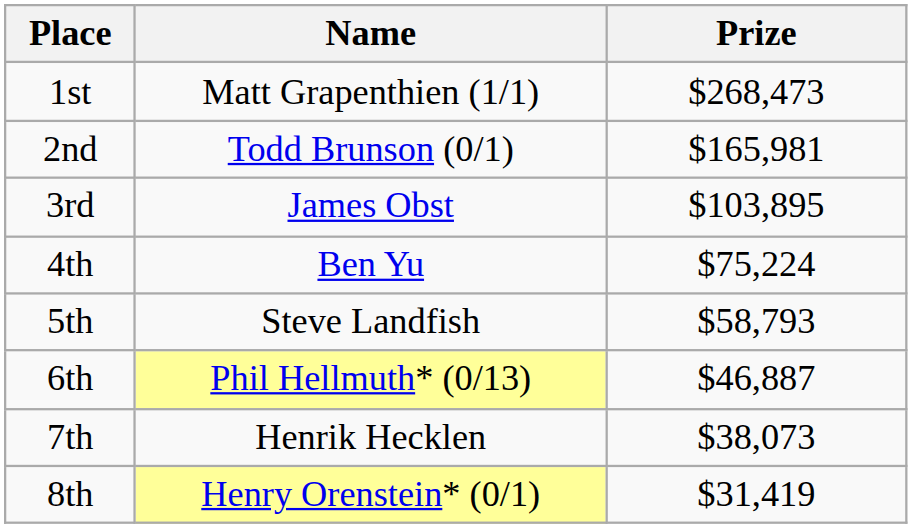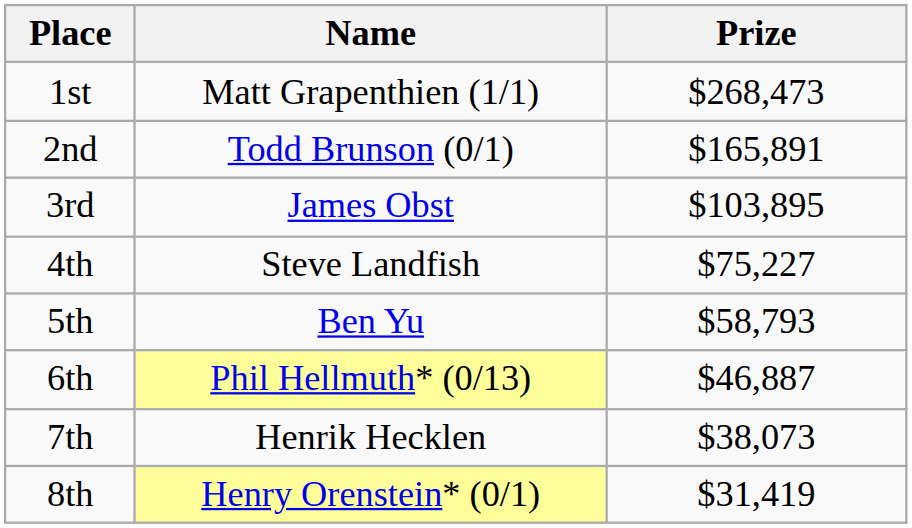(756, 148) $165,981 -> (756, 148) $165,891
(371, 263) Ben Yu -> (371, 263) Steve Landfish
(756, 263) $75,224 -> (756, 263) $75,227
(371, 321) Steve Landfish -> (371, 321) Ben Yu
